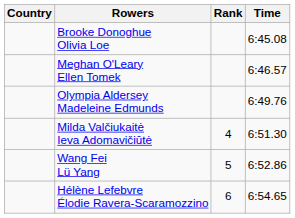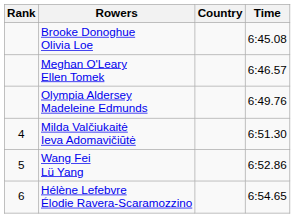columns swapped: (228, 13) <-> (29, 13)
